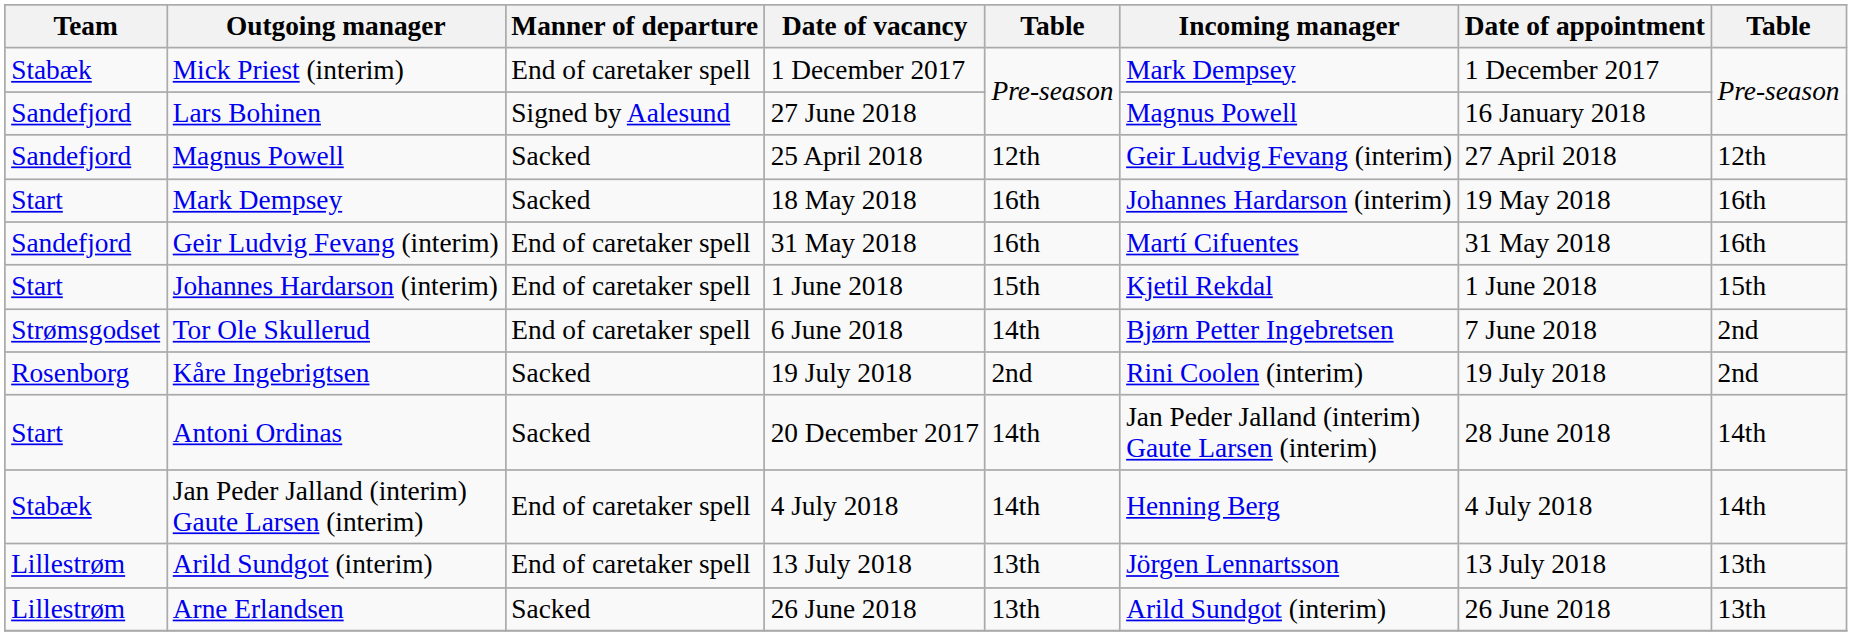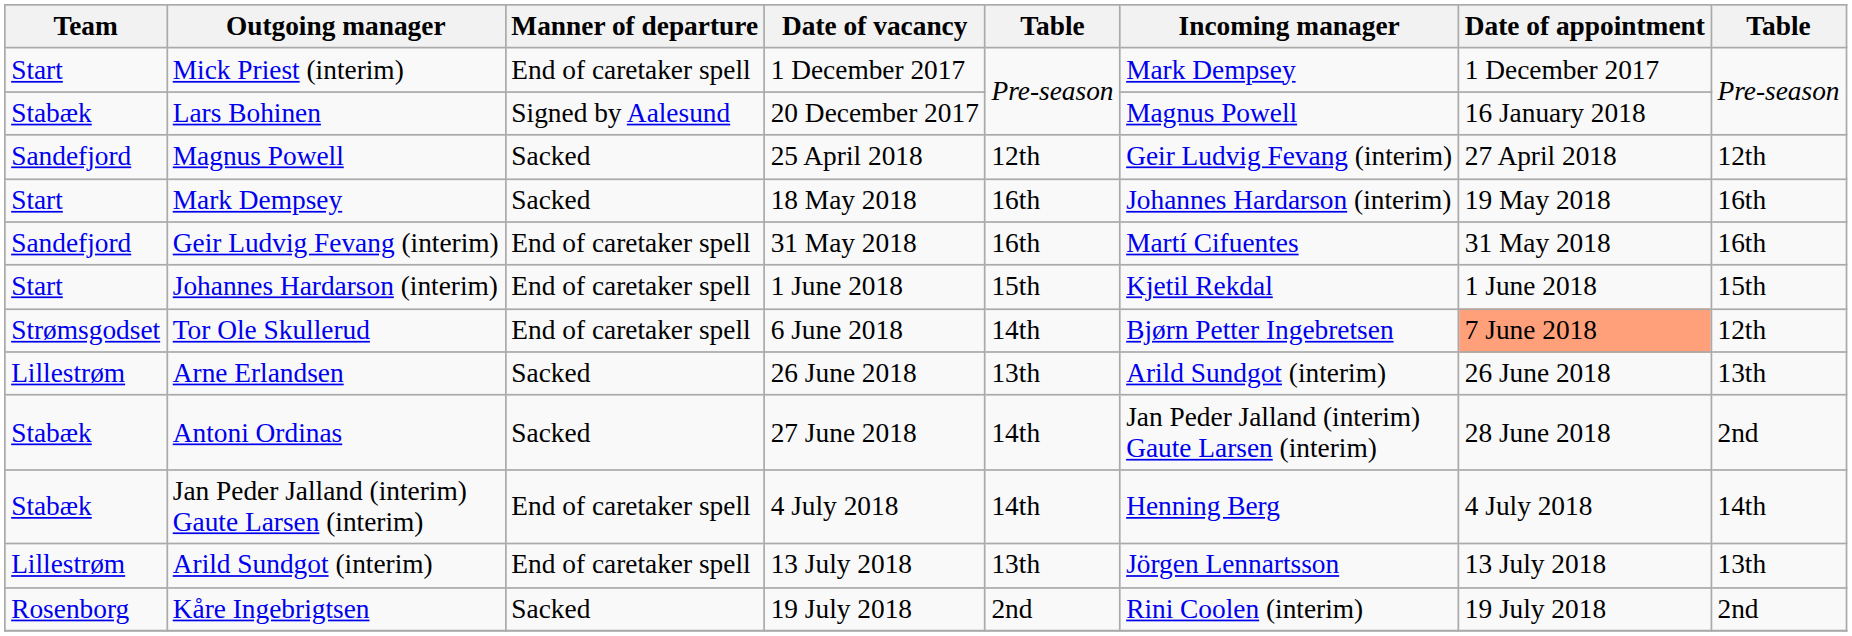(51, 69) Stabæk -> (37, 69) Start
(71, 112) Sandefjord -> (51, 112) Stabæk
(844, 112) 27 June 2018 -> (875, 112) 20 December 2017
(1531, 329) no background -> (1531, 329) lightsalmon background
(1738, 329) 2nd -> (1742, 329) 12th
rows swapped: (258, 608) <-> (271, 373)
(37, 432) Start -> (51, 432) Stabæk
(875, 432) 20 December 2017 -> (844, 432) 27 June 2018
(1742, 432) 14th -> (1738, 432) 2nd
